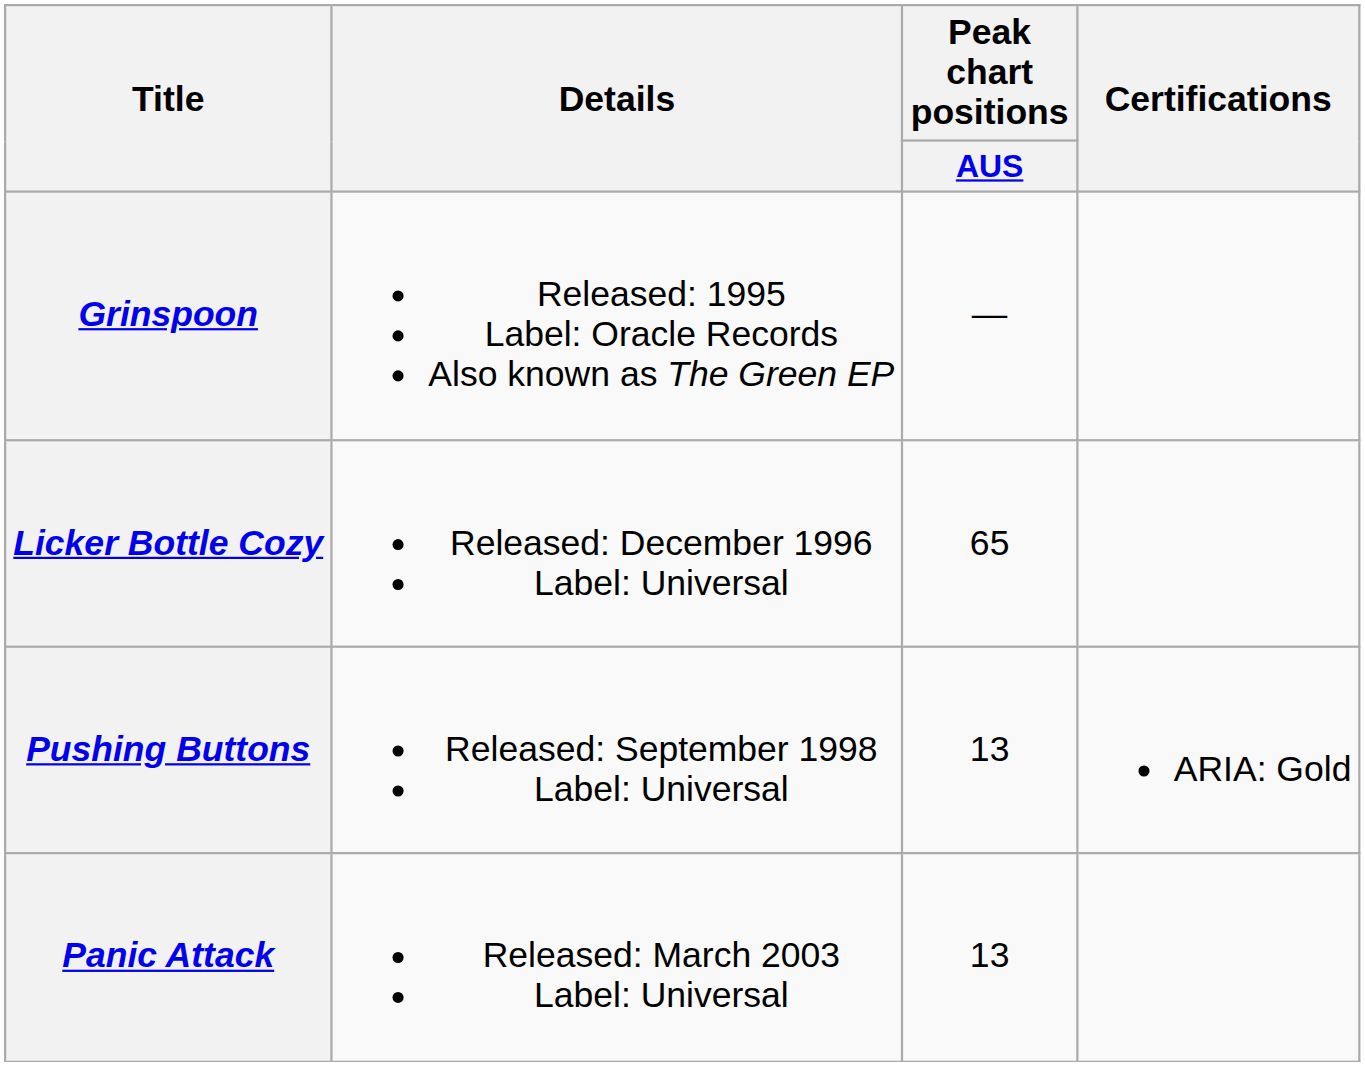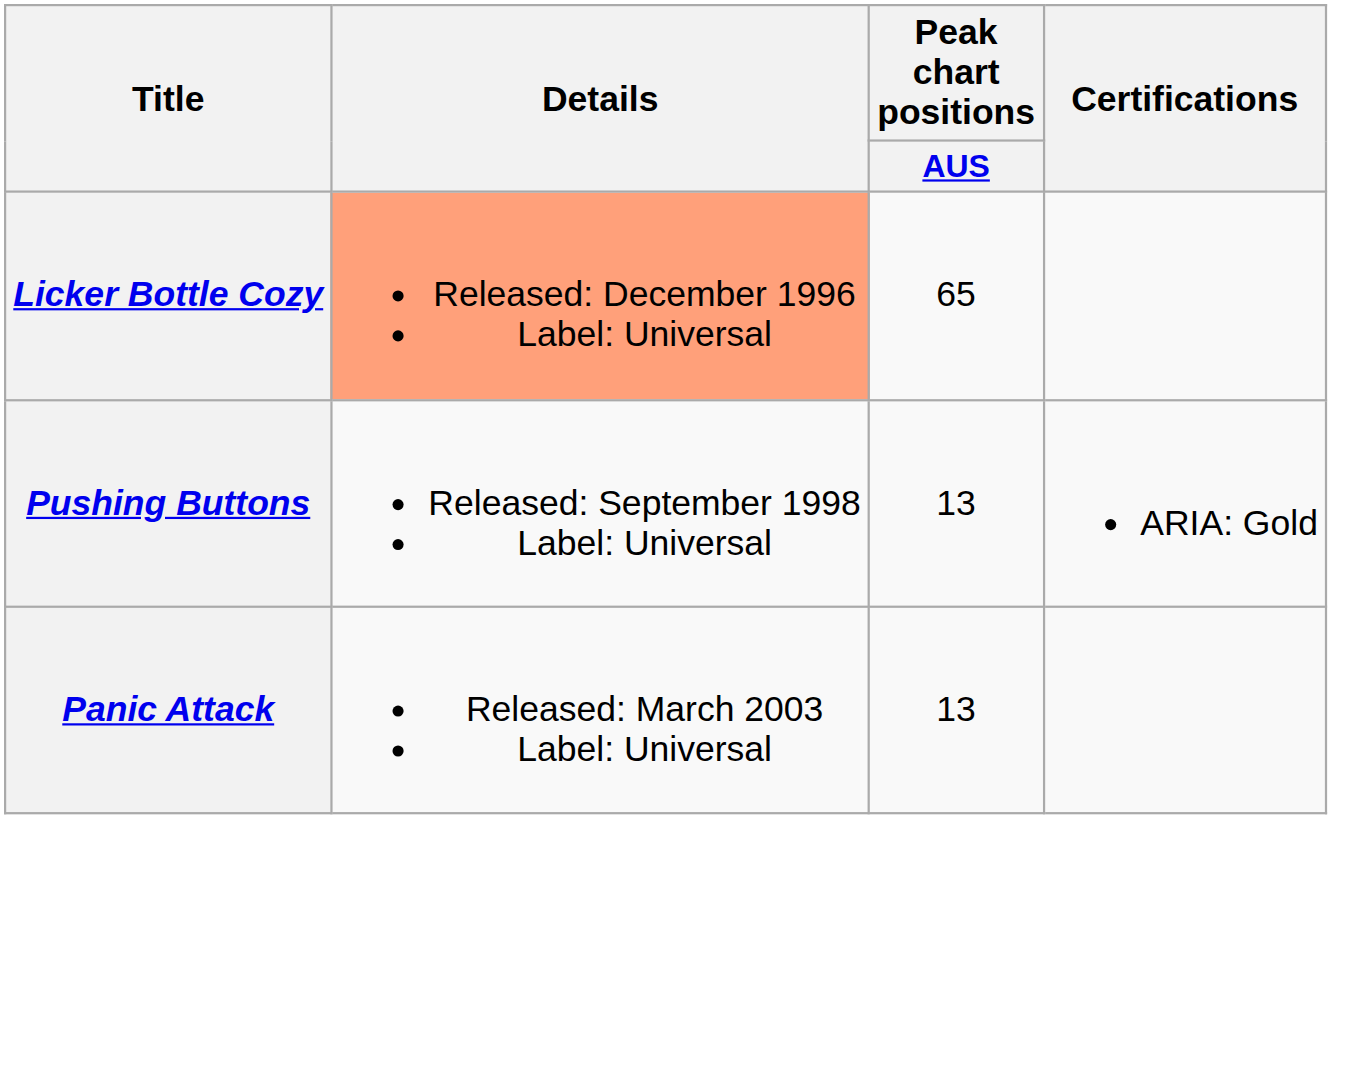- row: (168, 314)
(617, 563) no background -> (600, 315) lightsalmon background
